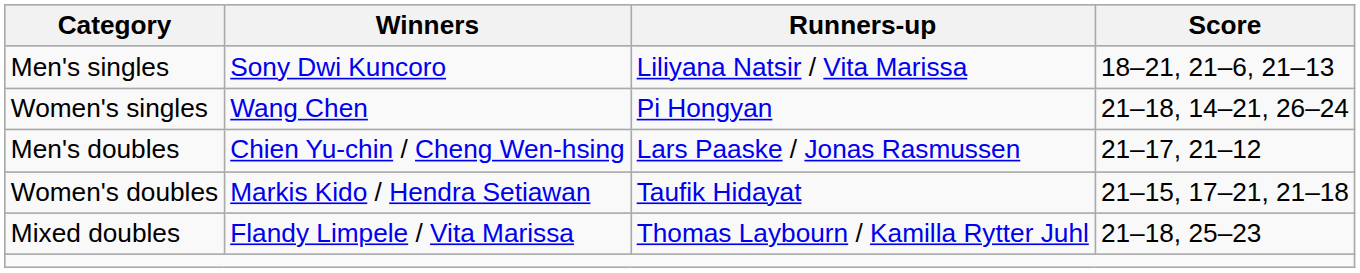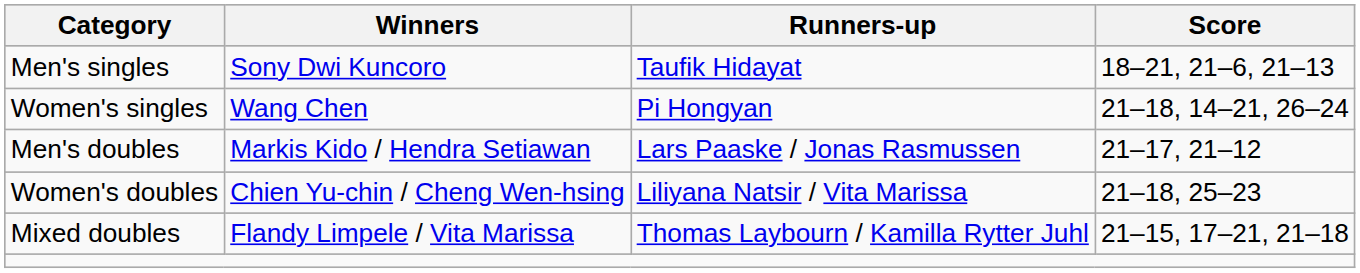(802, 66) Liliyana Natsir / Vita Marissa -> (719, 66) Taufik Hidayat
(427, 150) Chien Yu-chin / Cheng Wen-hsing -> (410, 150) Markis Kido / Hendra Setiawan
(410, 191) Markis Kido / Hendra Setiawan -> (427, 191) Chien Yu-chin / Cheng Wen-hsing
(719, 191) Taufik Hidayat -> (802, 191) Liliyana Natsir / Vita Marissa
(1225, 191) 21–15, 17–21, 21–18 -> (1181, 191) 21–18, 25–23
(1181, 233) 21–18, 25–23 -> (1225, 233) 21–15, 17–21, 21–18
